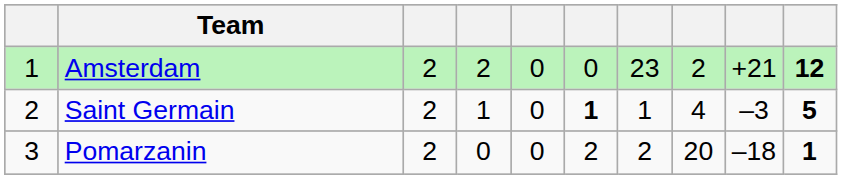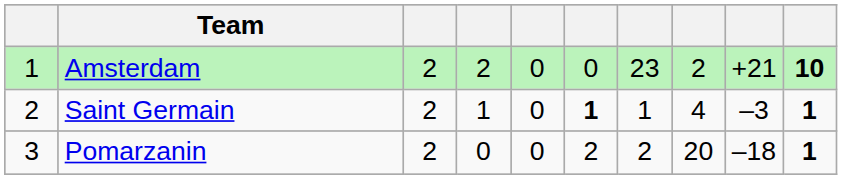(809, 67) 12 -> (809, 67) 10
(809, 109) 5 -> (809, 109) 1
